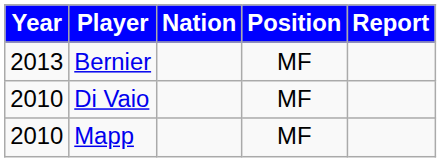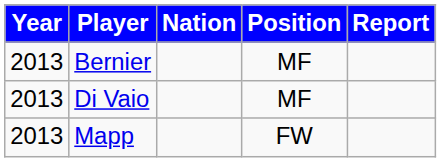(37, 99) 2010 -> (37, 99) 2013
(37, 136) 2010 -> (37, 136) 2013
(294, 136) MF -> (294, 136) FW
